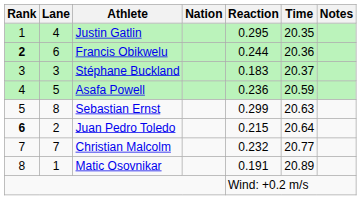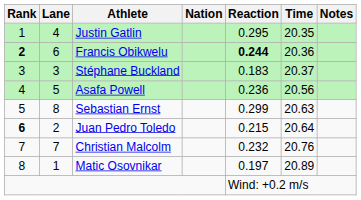(253, 52) normal -> (253, 52) bold
(299, 90) 20.59 -> (299, 90) 20.56
(299, 147) 20.77 -> (299, 147) 20.76
(253, 166) 0.191 -> (253, 166) 0.197
